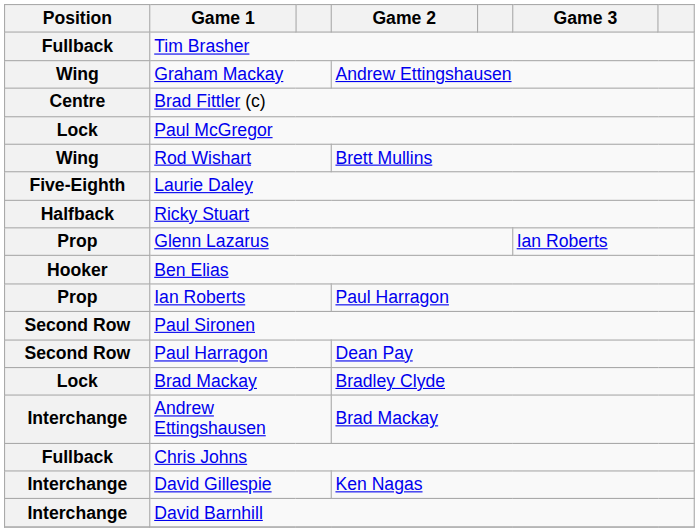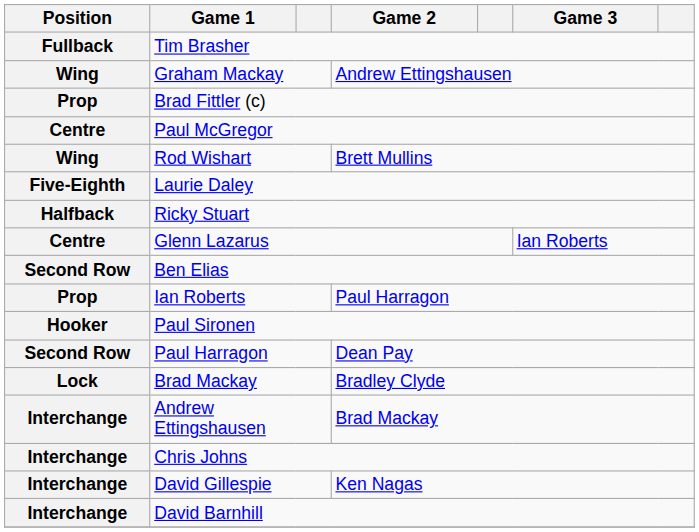(77, 102) Centre -> (77, 102) Prop
(77, 130) Lock -> (77, 130) Centre
(77, 241) Prop -> (77, 241) Centre
(77, 269) Hooker -> (77, 269) Second Row
(77, 325) Second Row -> (77, 325) Hooker
(77, 456) Fullback -> (77, 456) Interchange
